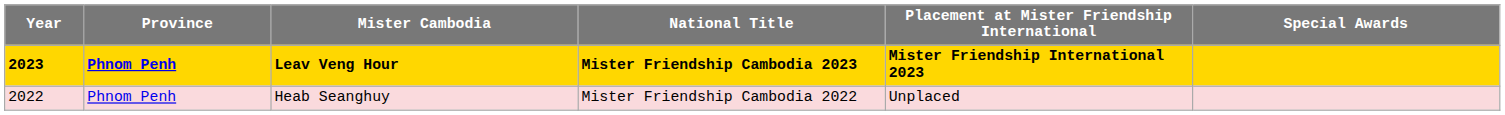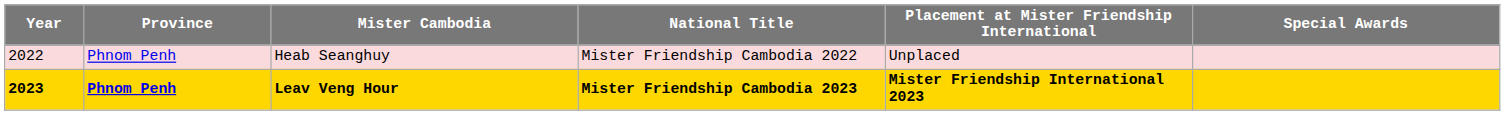rows swapped: (337, 66) <-> (332, 98)
